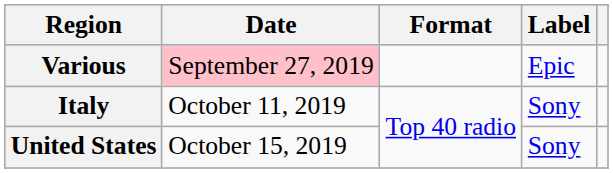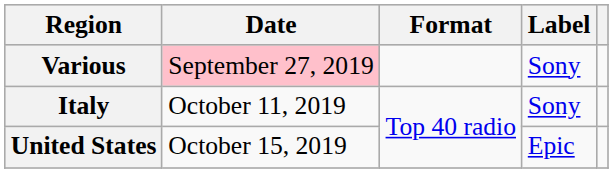(551, 65) Epic -> (554, 65) Sony
(554, 146) Sony -> (551, 146) Epic
